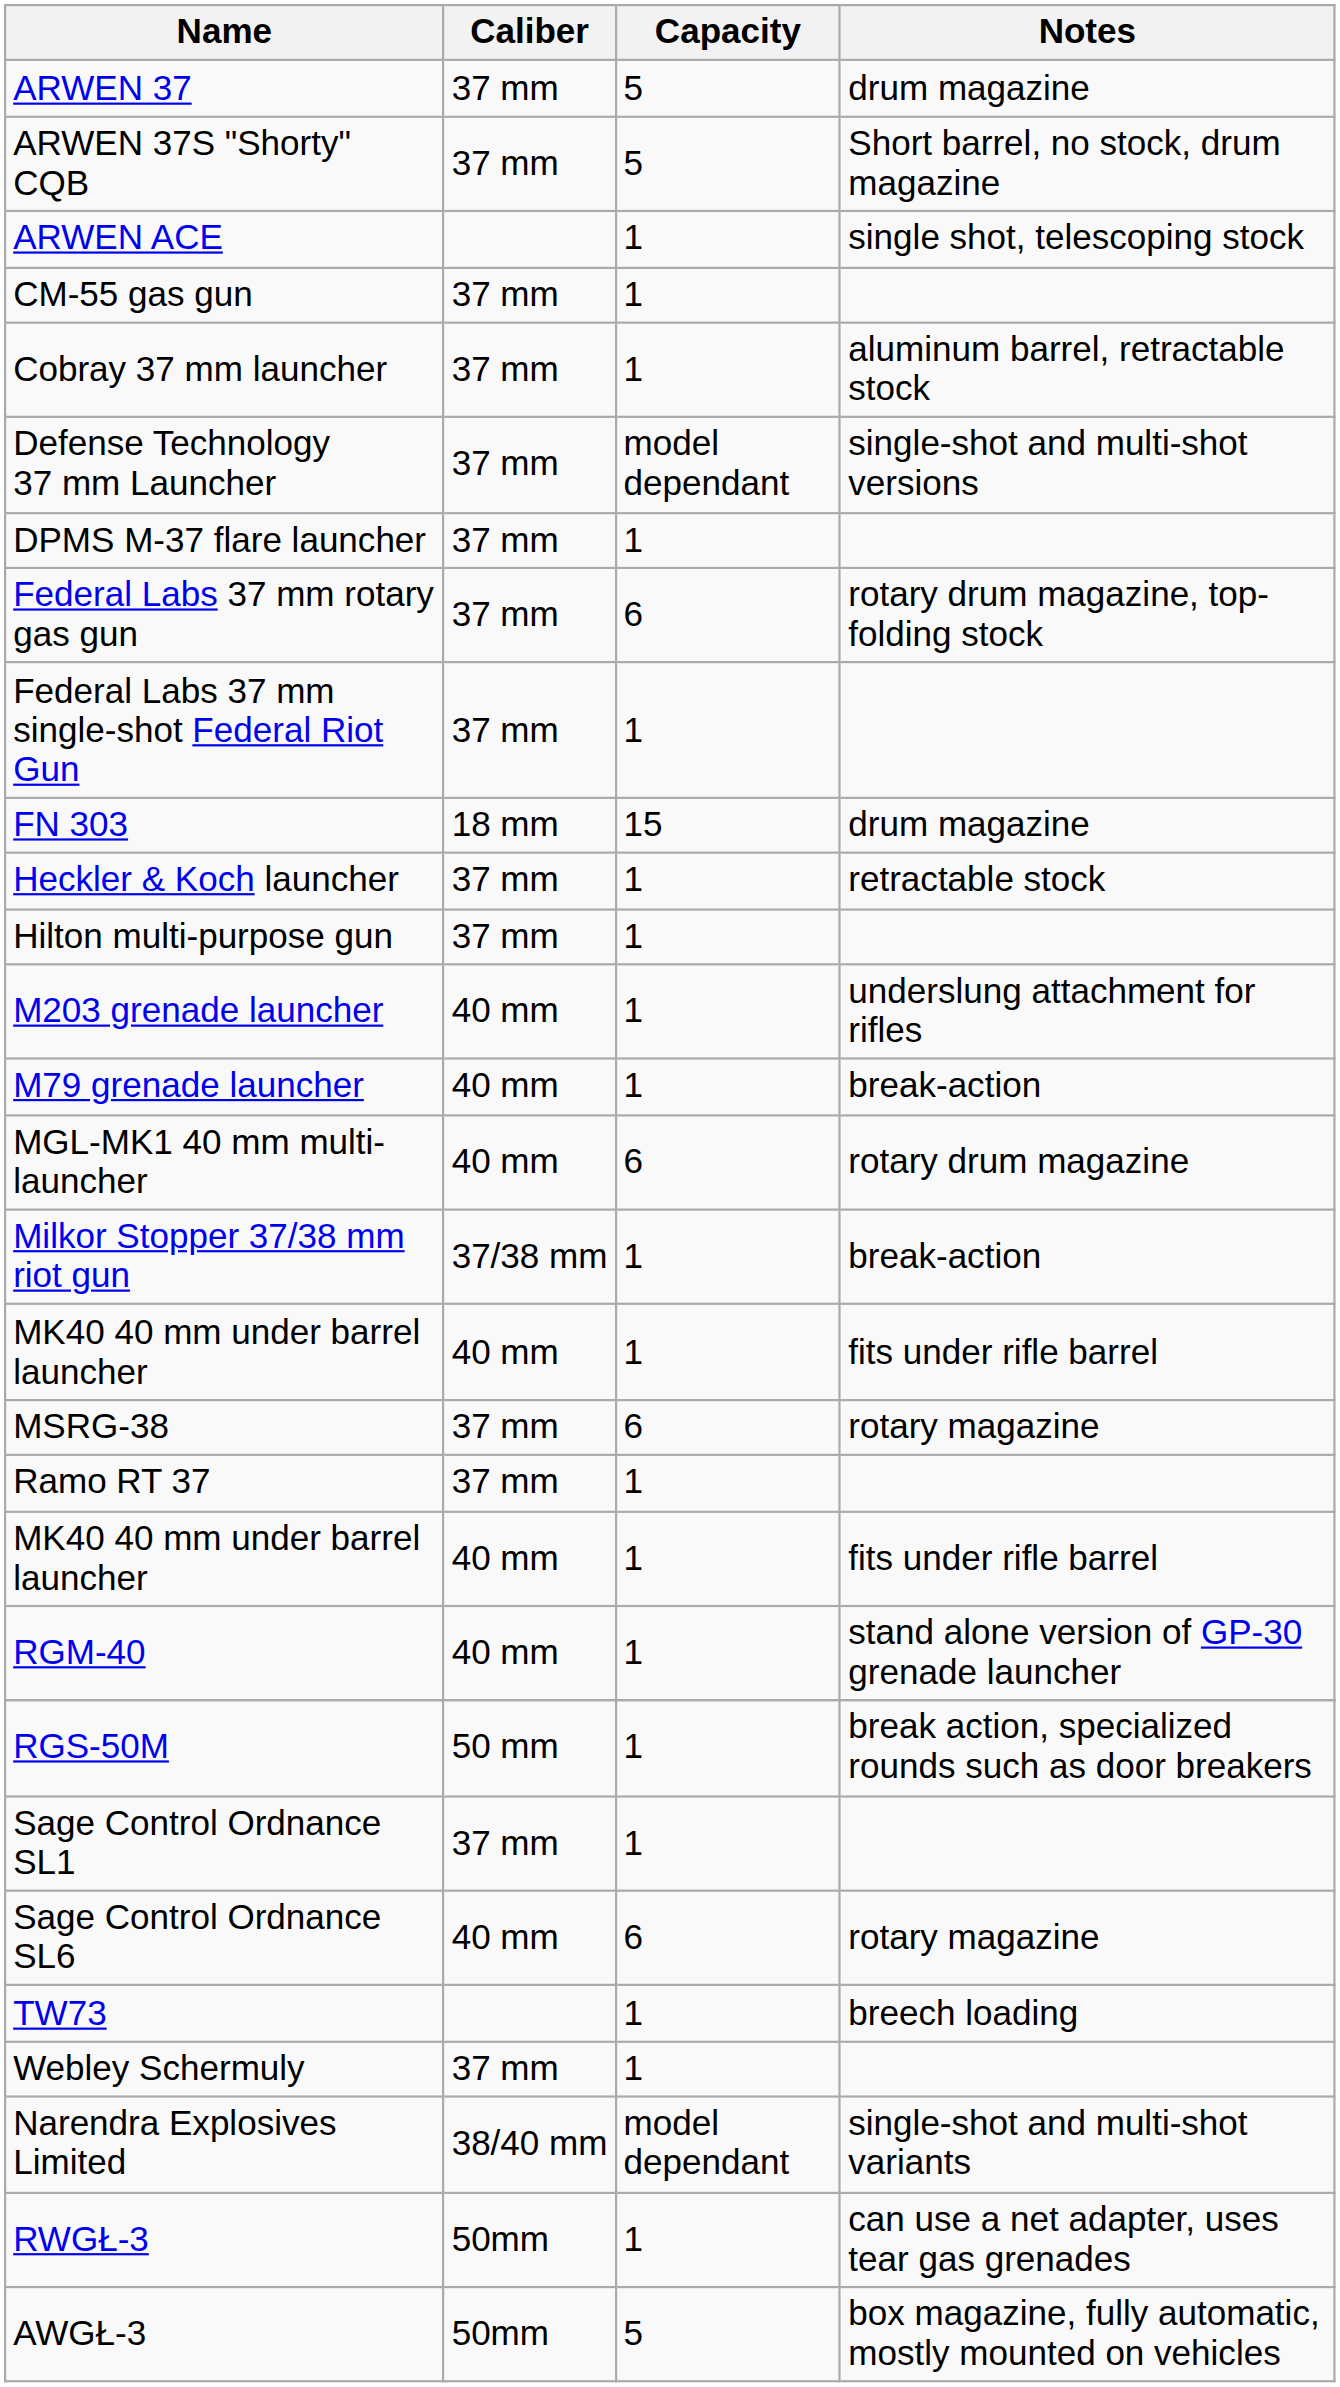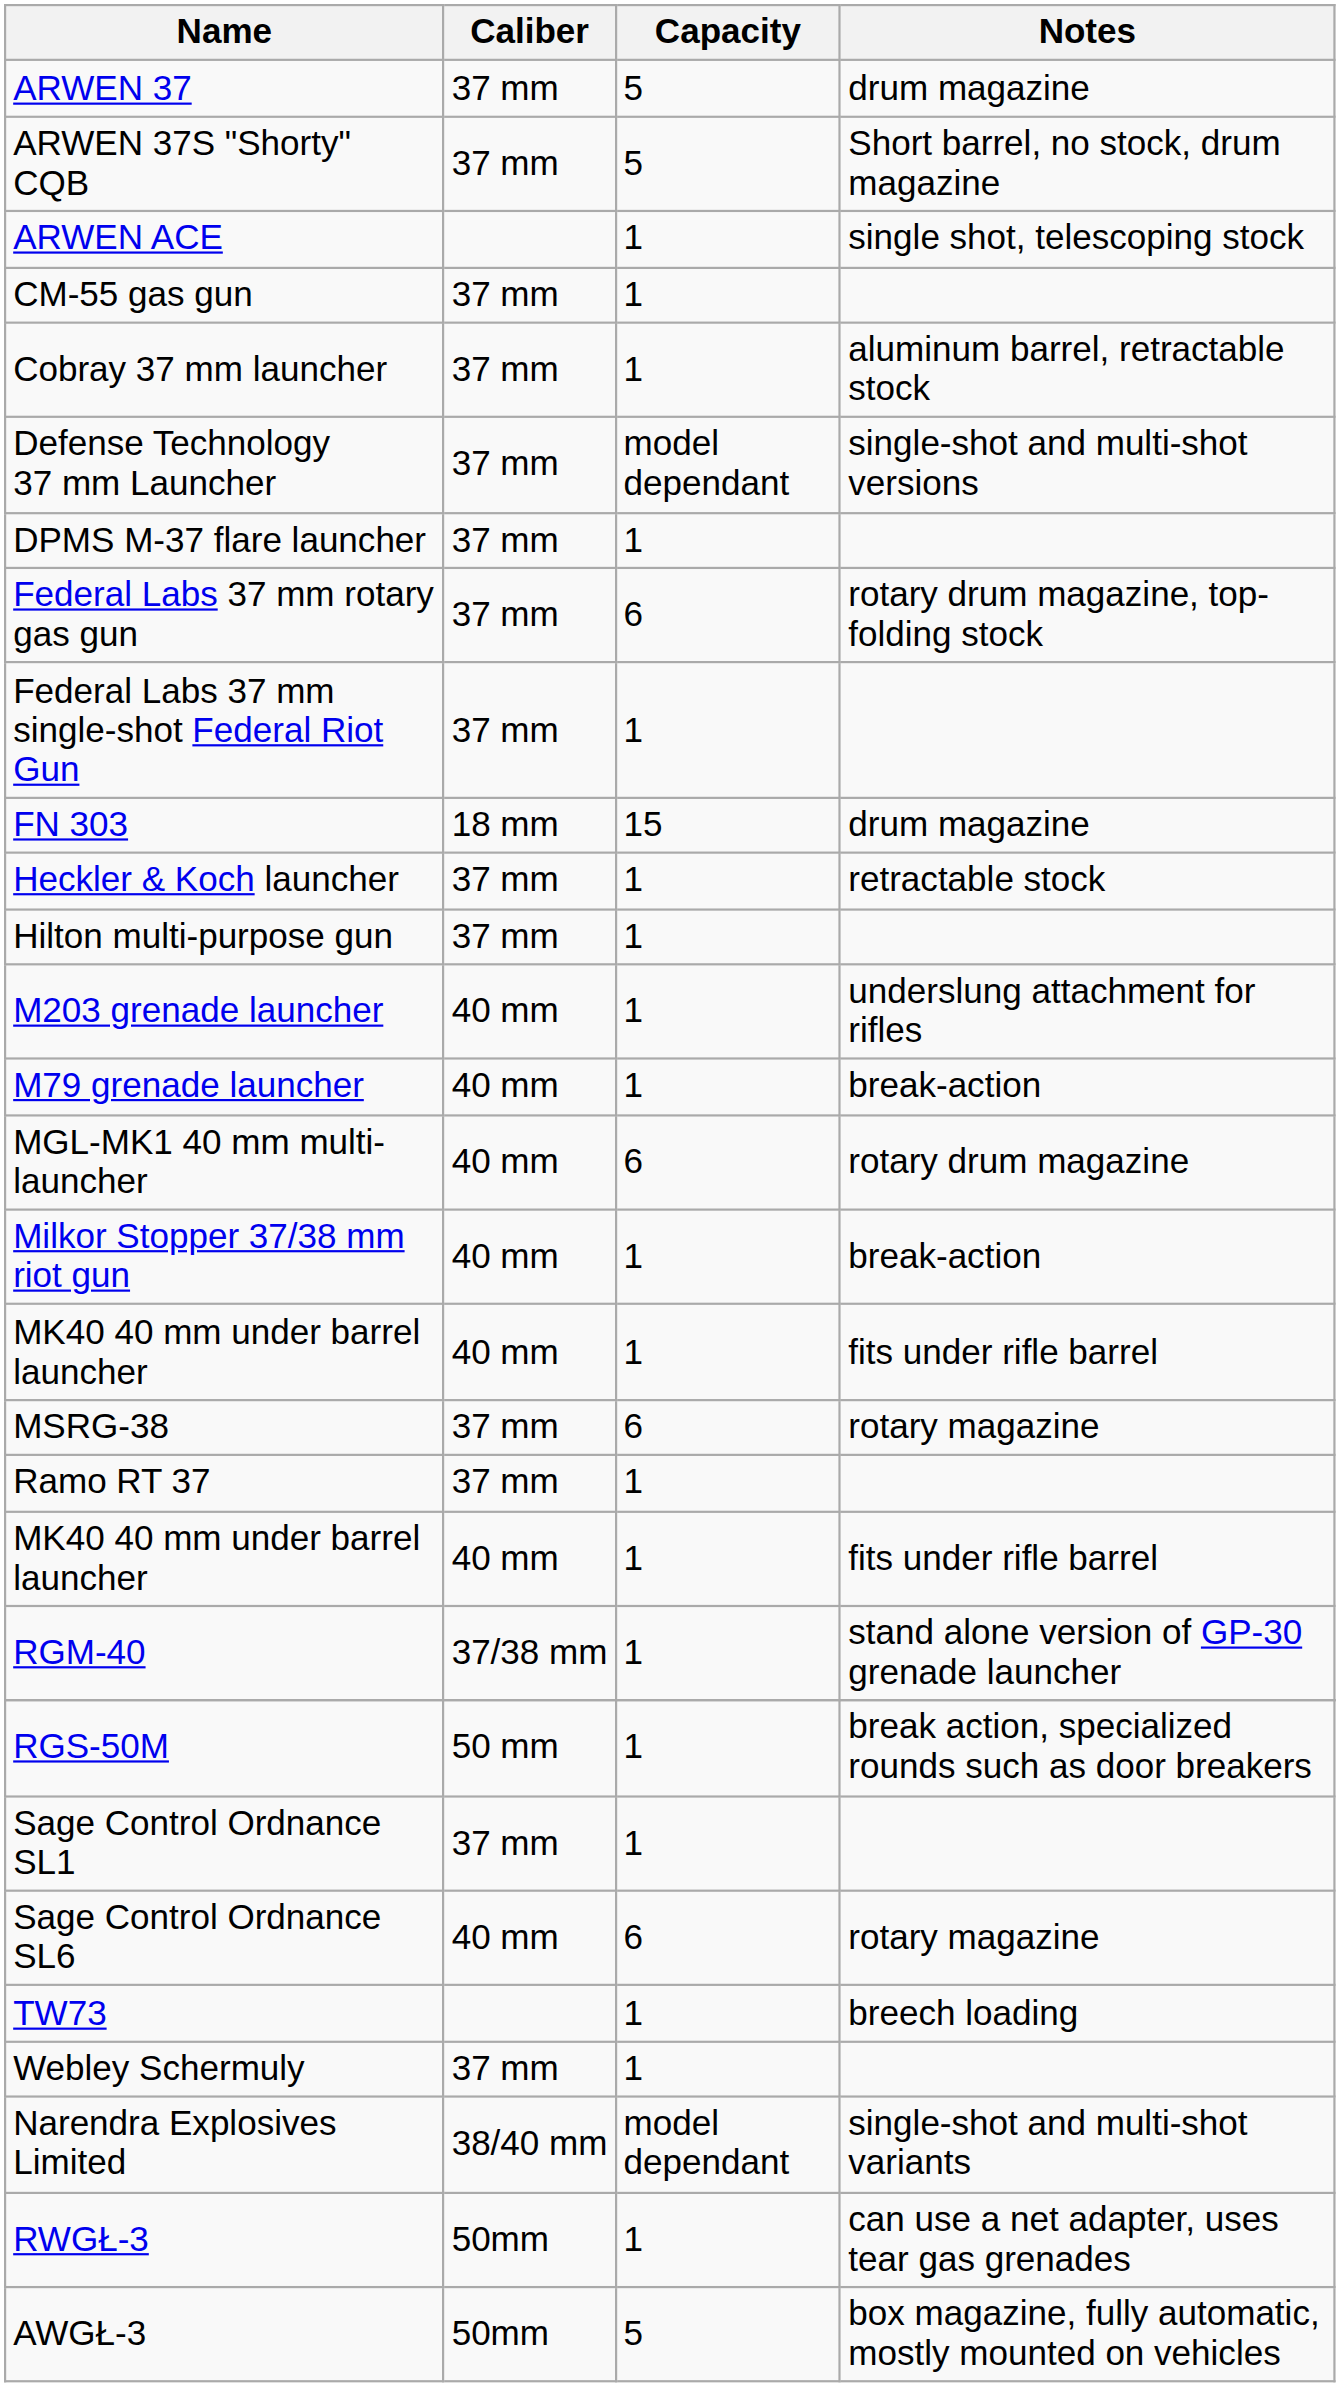(530, 1256) 37/38 mm -> (505, 1256) 40 mm
(505, 1652) 40 mm -> (530, 1652) 37/38 mm
